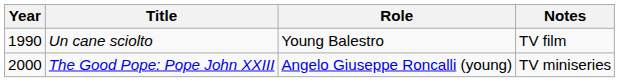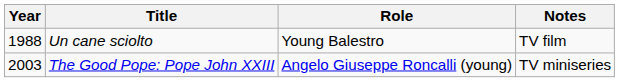(25, 40) 1990 -> (25, 40) 1988
(25, 64) 2000 -> (25, 64) 2003
